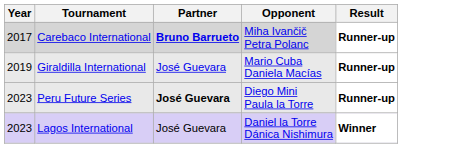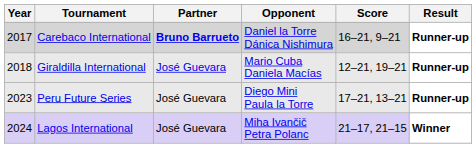+ column: (373, 14)
(276, 38) Miha Ivančič Petra Polanc -> (289, 38) Daniel la Torre Dánica Nishimura
(20, 68) 2019 -> (20, 68) 2018
(193, 98) bold -> (191, 98) normal
(20, 128) 2023 -> (20, 128) 2024
(289, 128) Daniel la Torre Dánica Nishimura -> (276, 128) Miha Ivančič Petra Polanc
